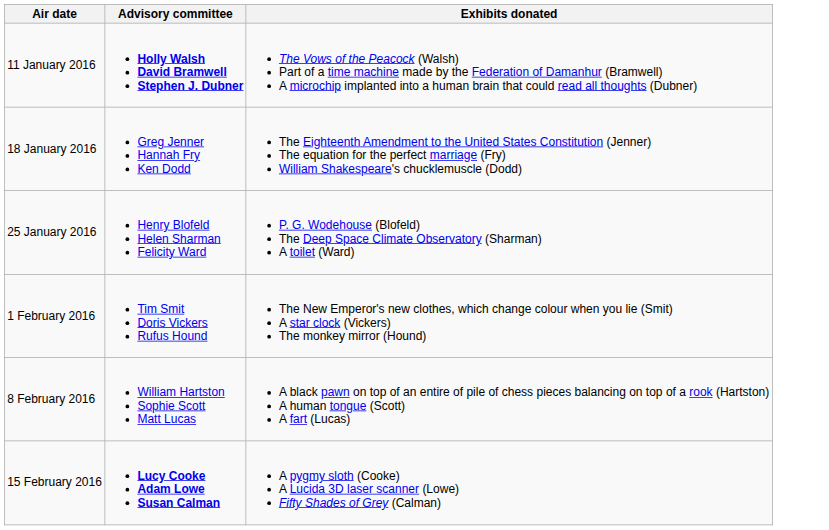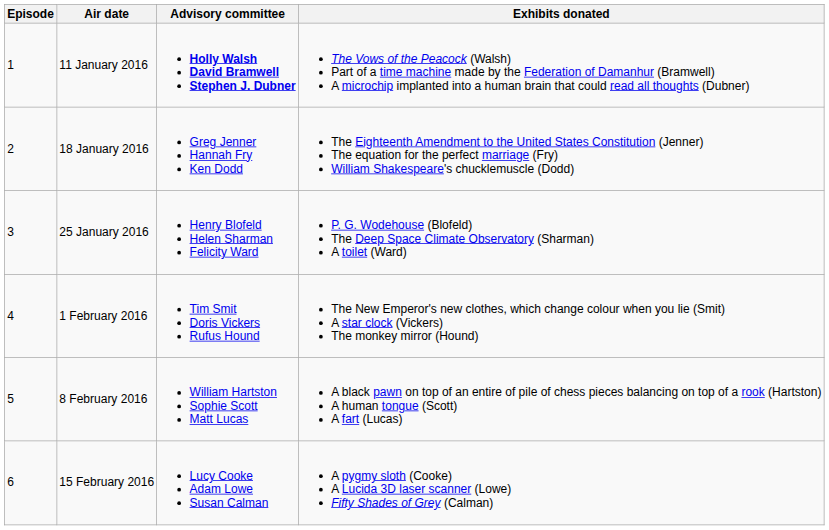+ column: (30, 14)
(175, 490) bold -> (228, 490) normal
